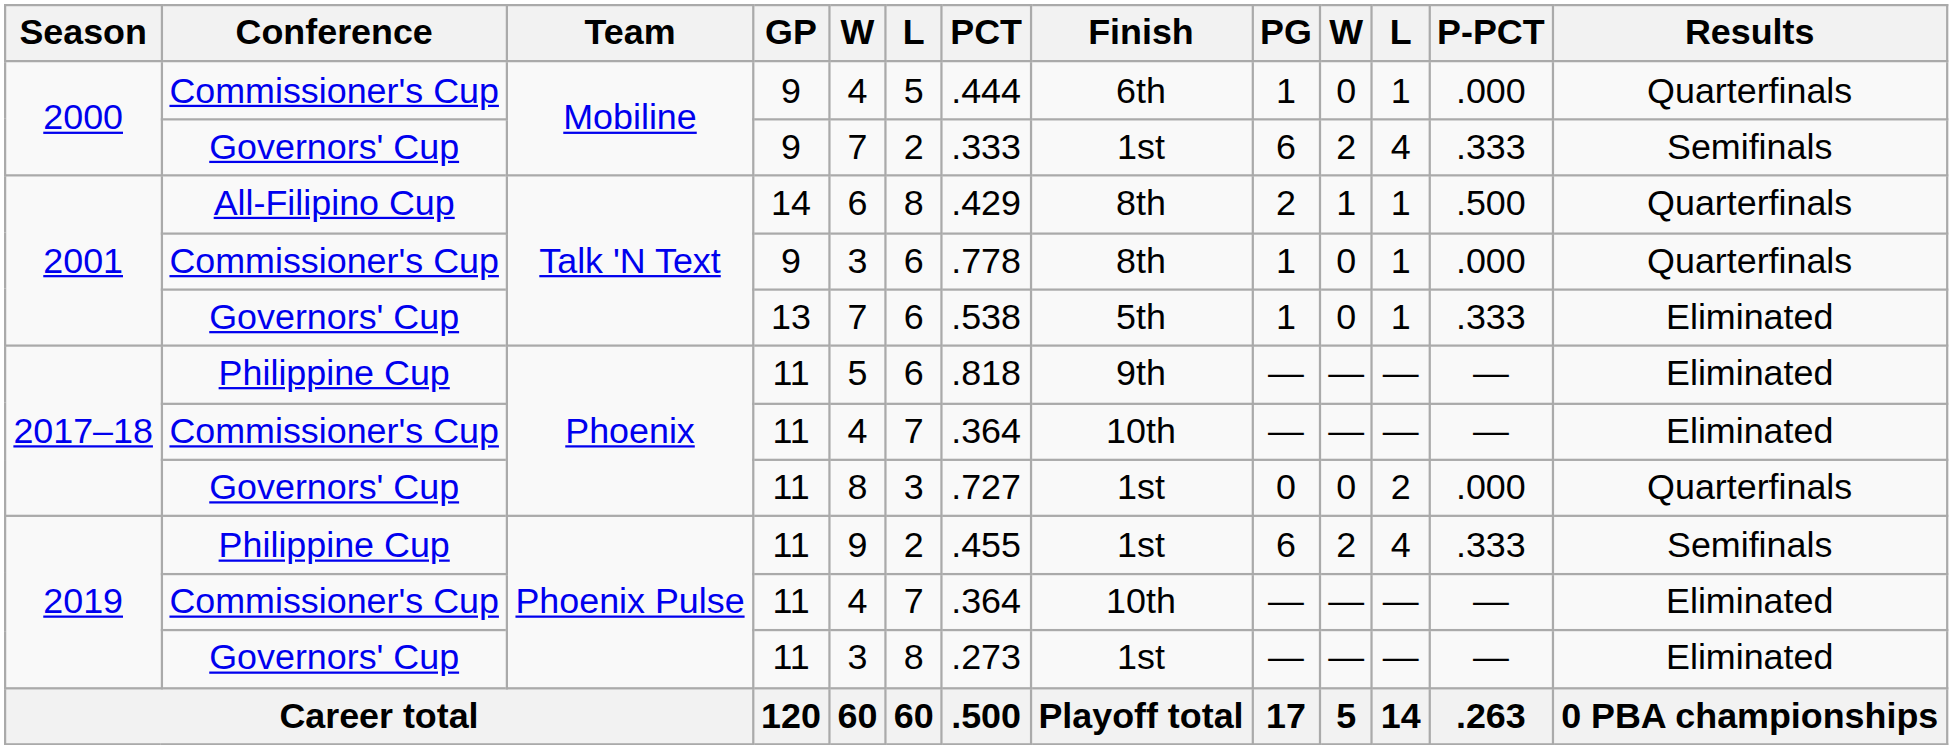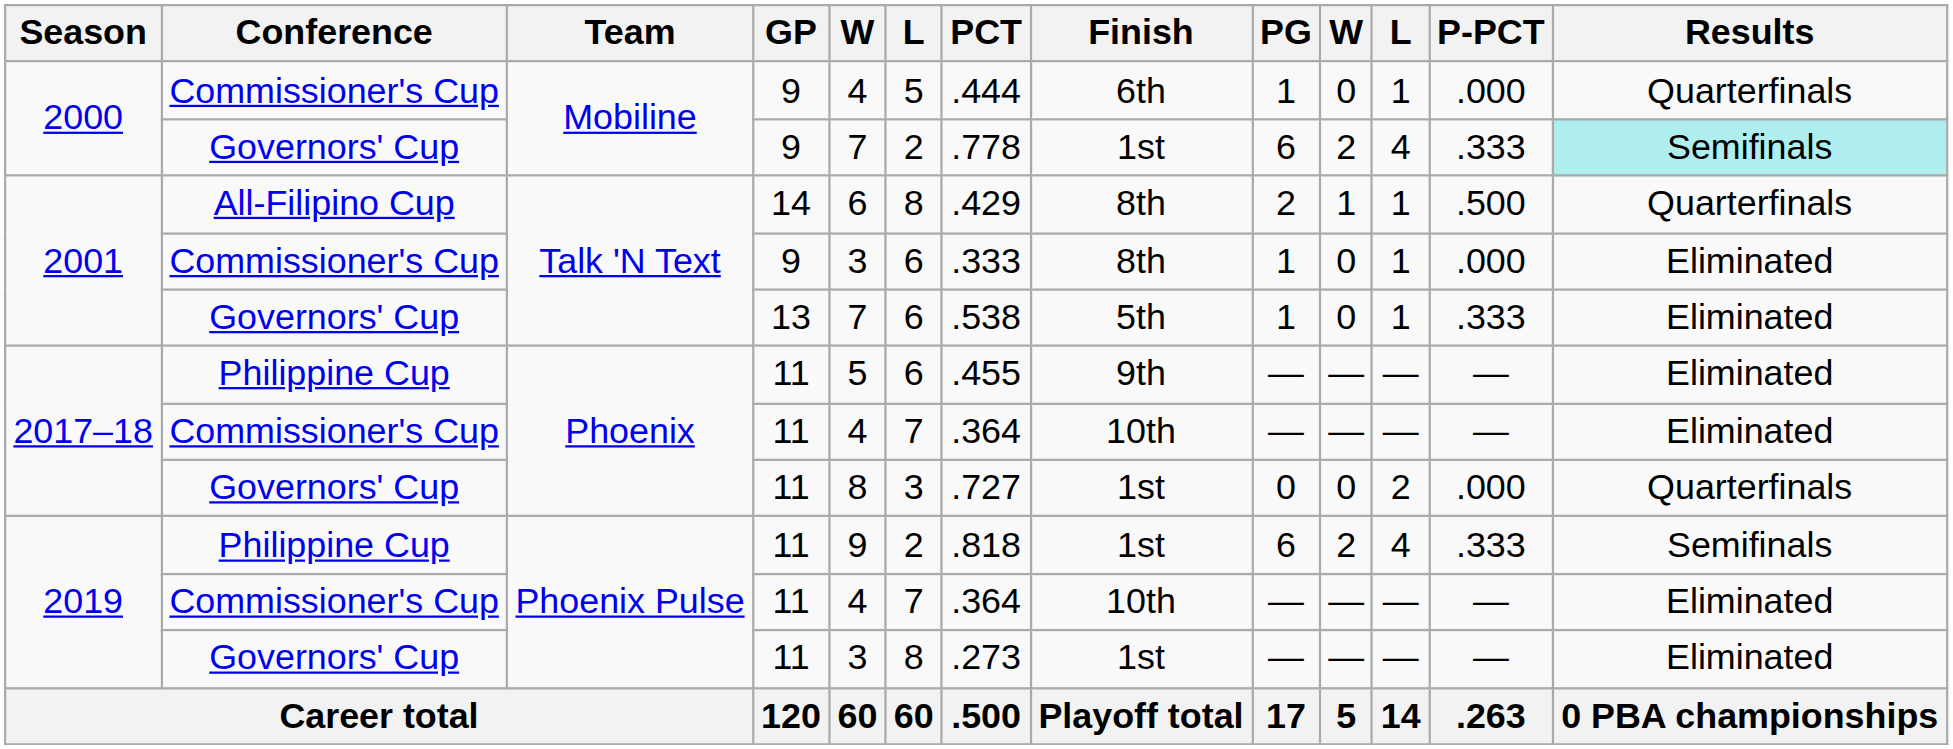(986, 146) .333 -> (986, 146) .778
(1750, 146) no background -> (1750, 146) paleturquoise background
(986, 260) .778 -> (986, 260) .333
(1750, 260) Quarterfinals -> (1750, 260) Eliminated
(986, 373) .818 -> (986, 373) .455
(986, 544) .455 -> (986, 544) .818
